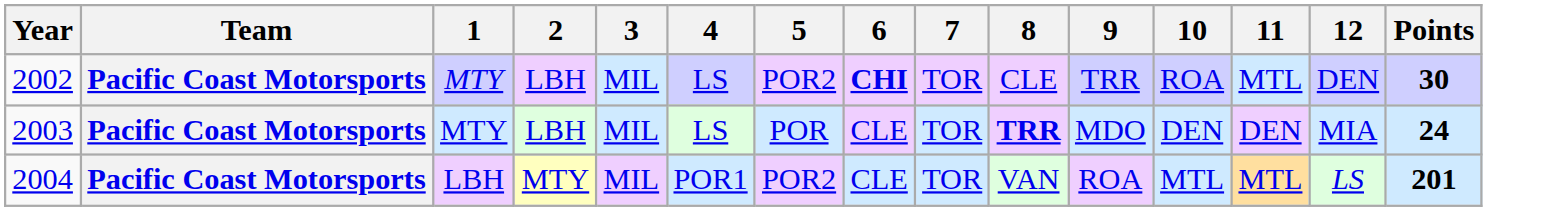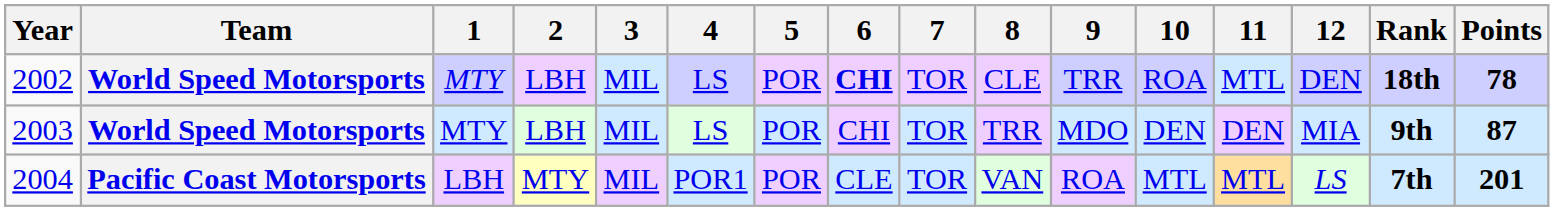+ column: (1411, 29)
(256, 79) Pacific Coast Motorsports -> (256, 79) World Speed Motorsports
(799, 79) POR2 -> (791, 79) POR
(1434, 79) 30 -> (1502, 79) 78
(256, 129) Pacific Coast Motorsports -> (256, 129) World Speed Motorsports
(879, 129) CLE -> (864, 129) CHI
(1029, 129) bold -> (1012, 129) normal
(1434, 129) 24 -> (1502, 129) 87
(799, 179) POR2 -> (791, 179) POR
